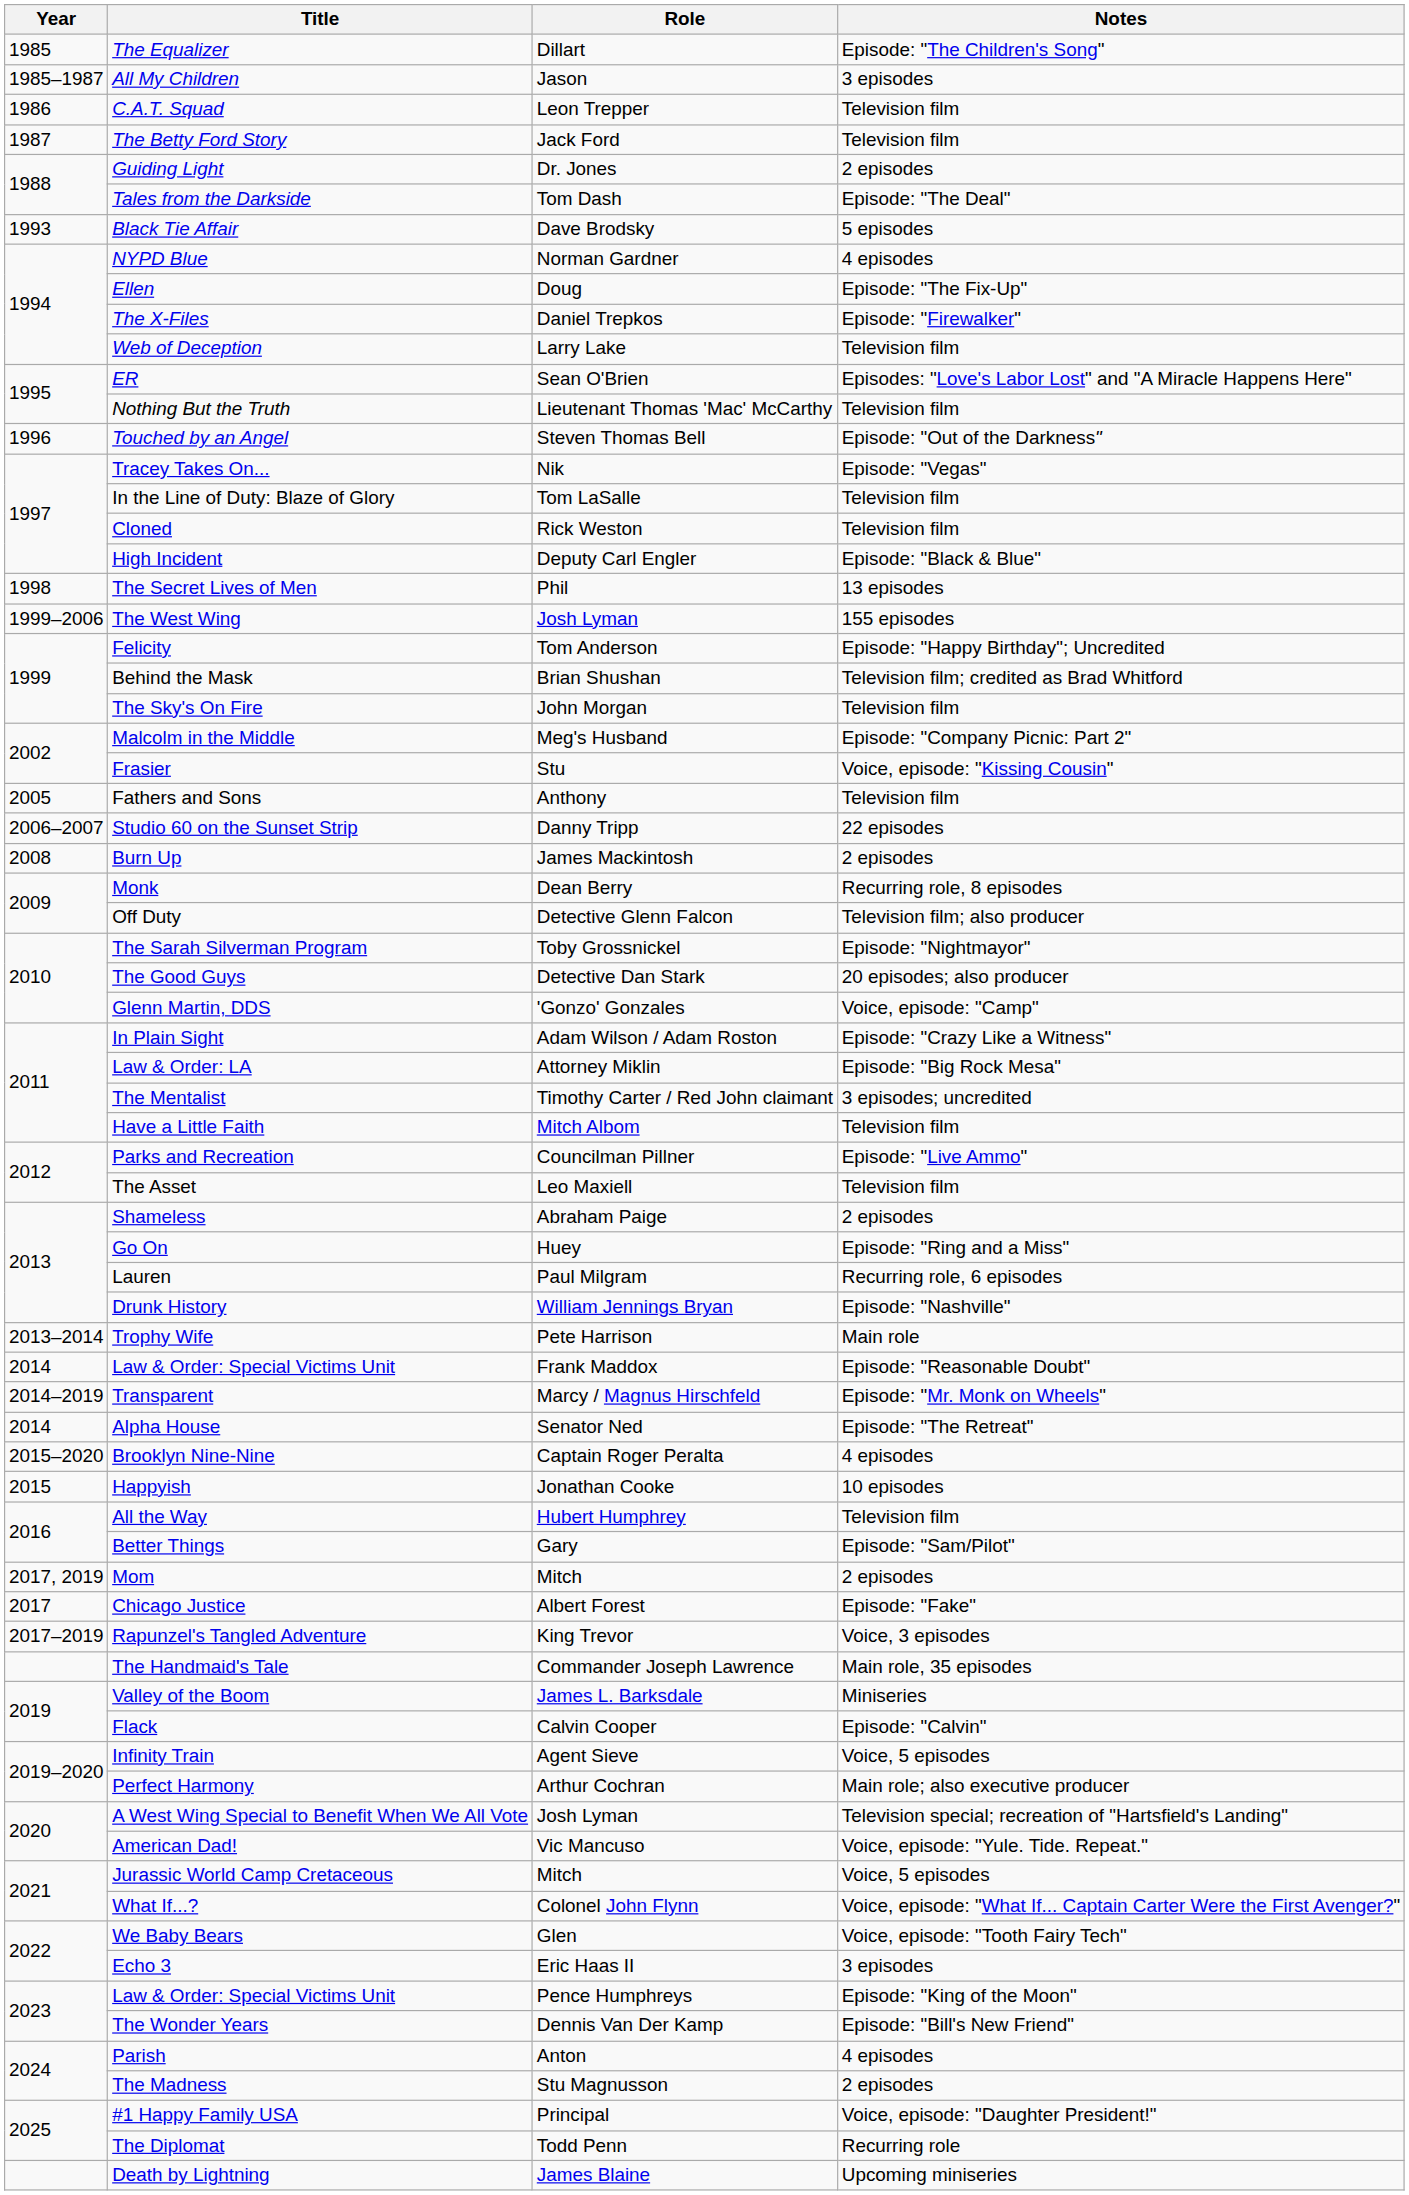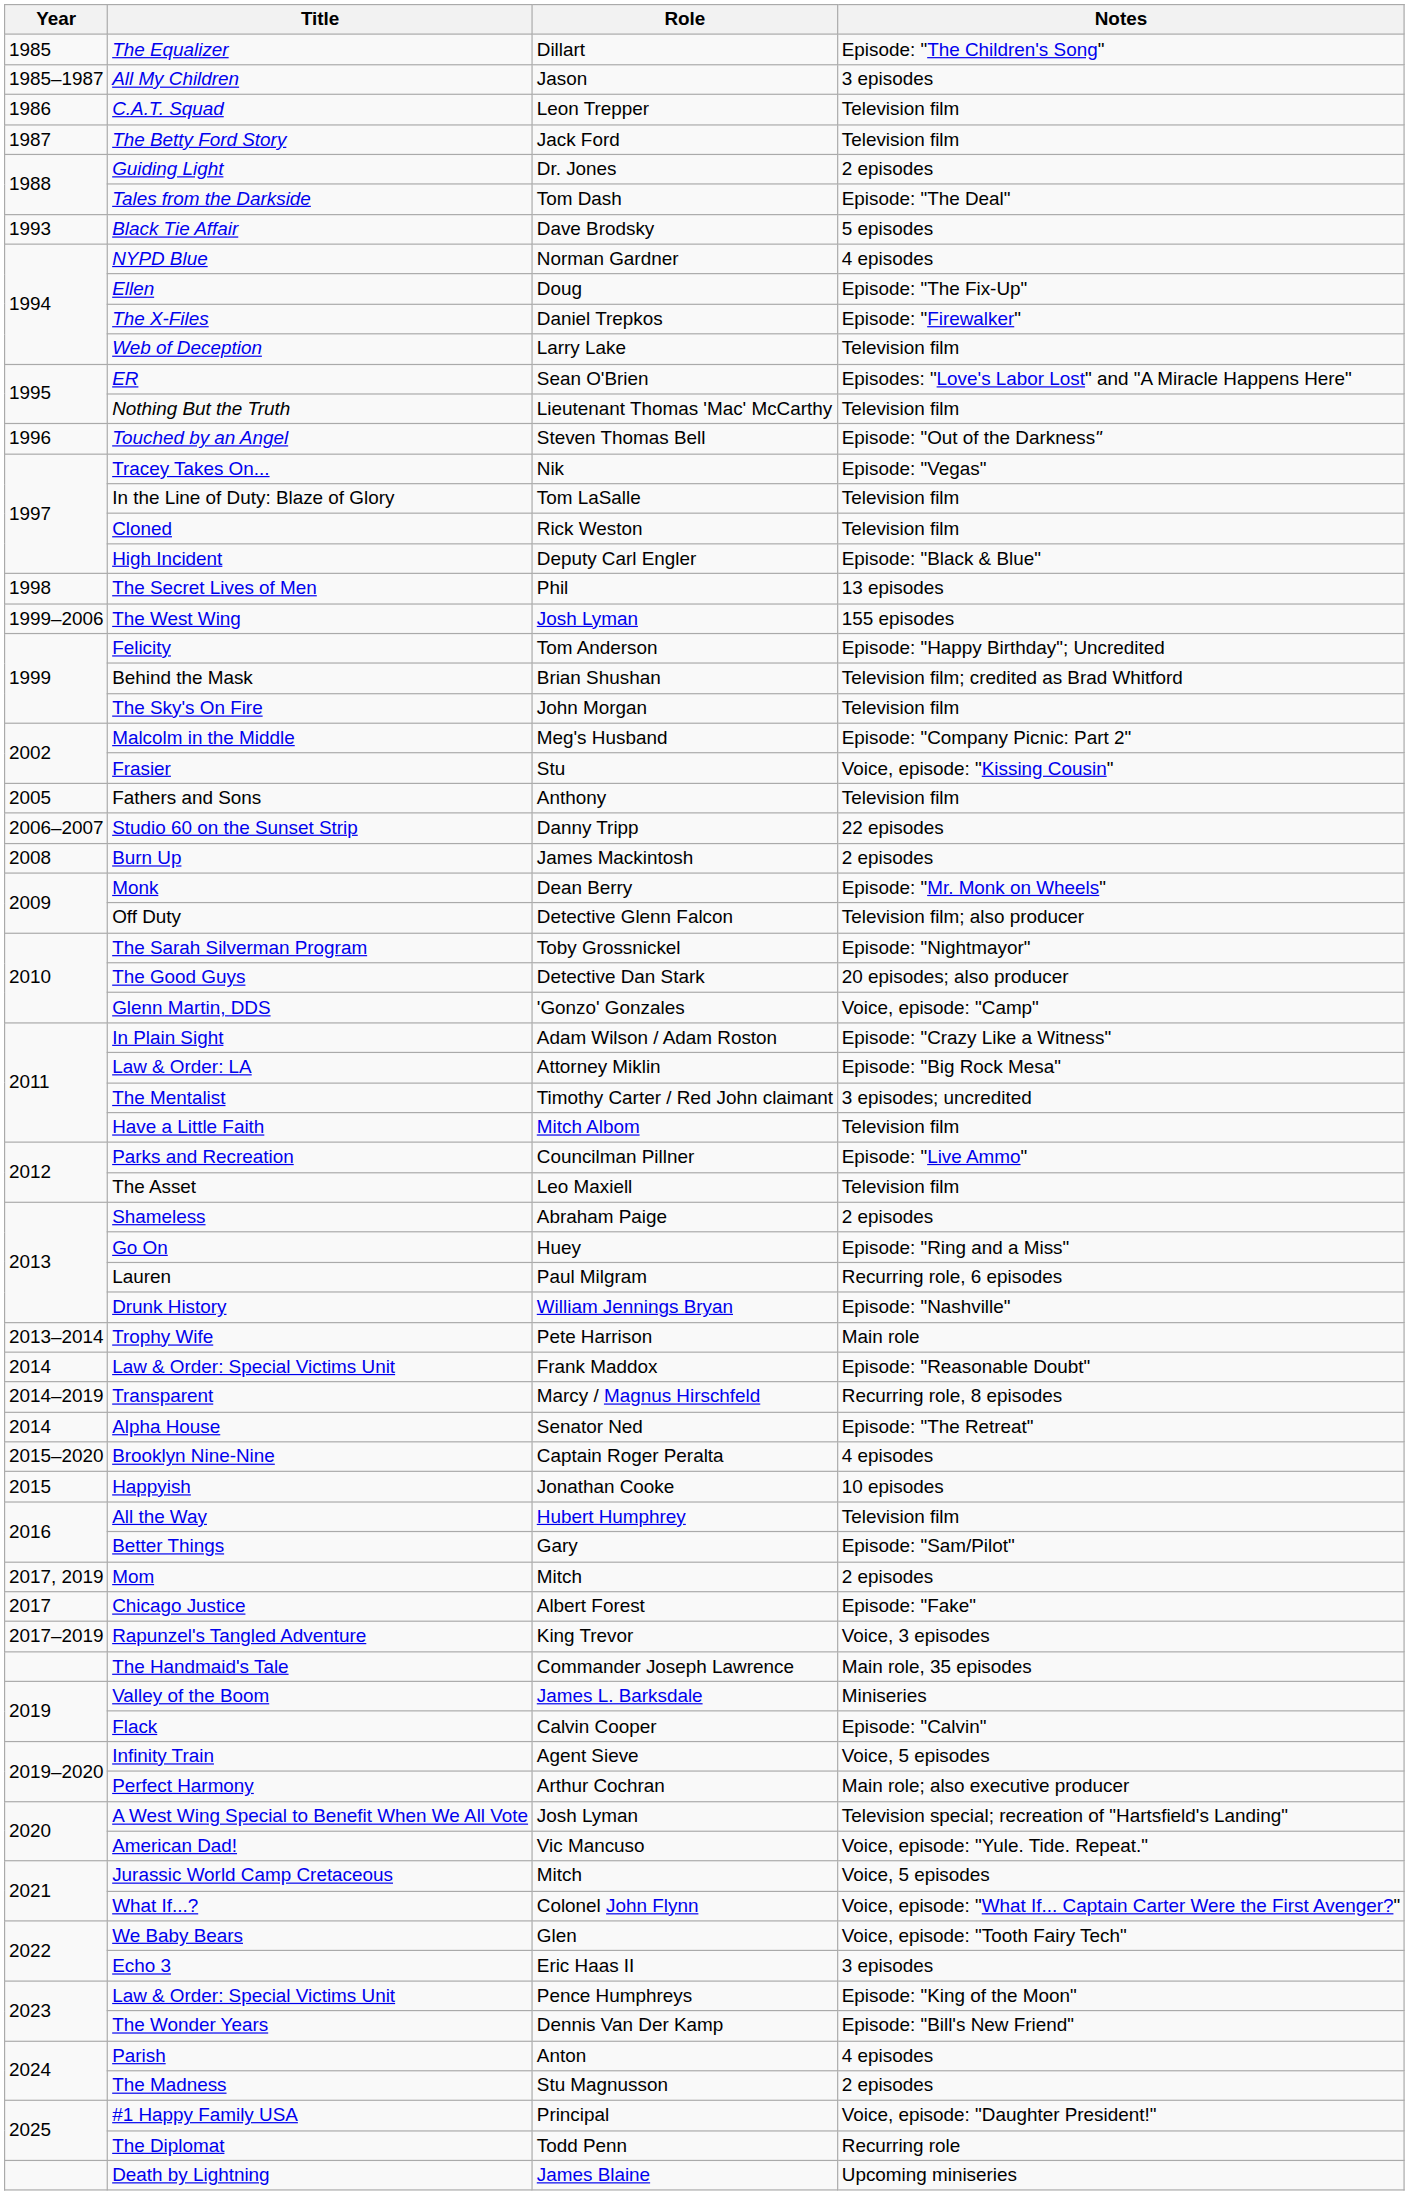(952, 887) Recurring role, 8 episodes -> (974, 887) Episode: "Mr. Monk on Wheels"
(974, 1396) Episode: "Mr. Monk on Wheels" -> (952, 1396) Recurring role, 8 episodes
